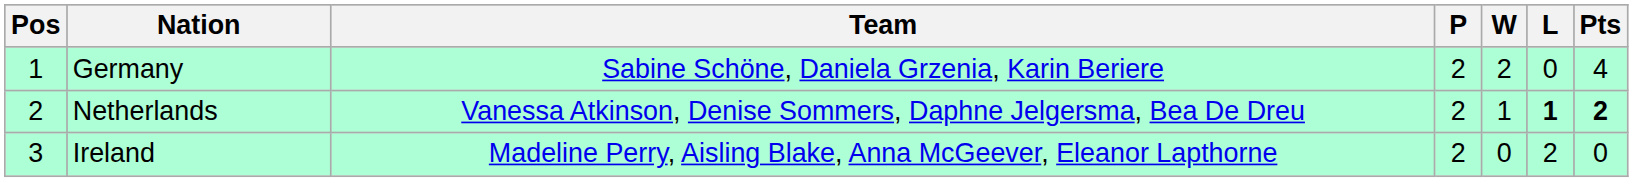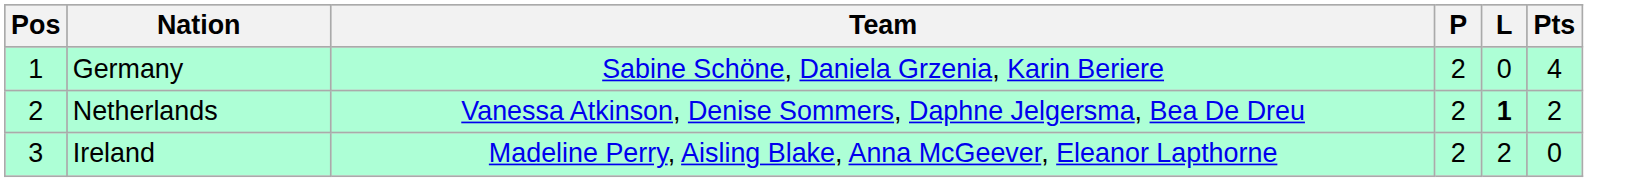- column: (1504, 25)
(1600, 111) bold -> (1554, 111) normal
